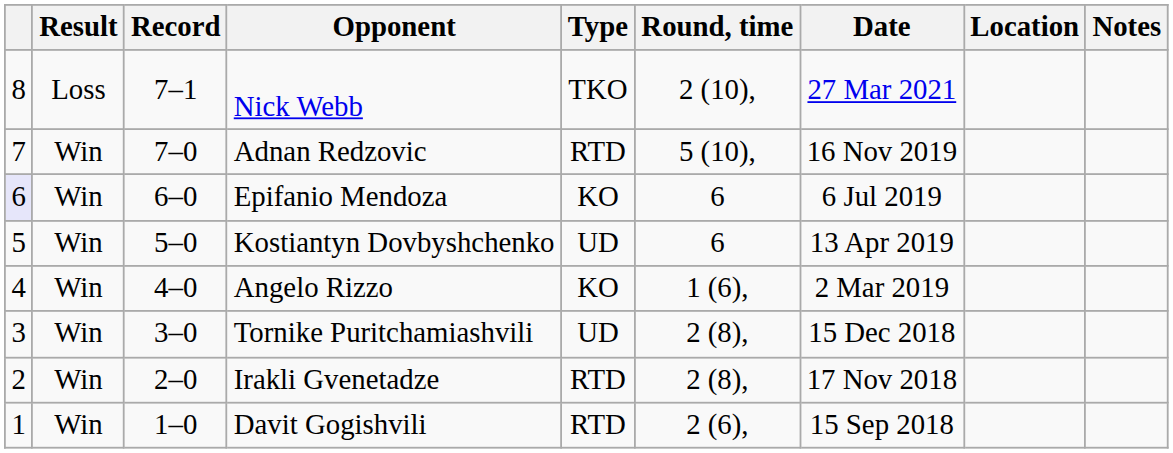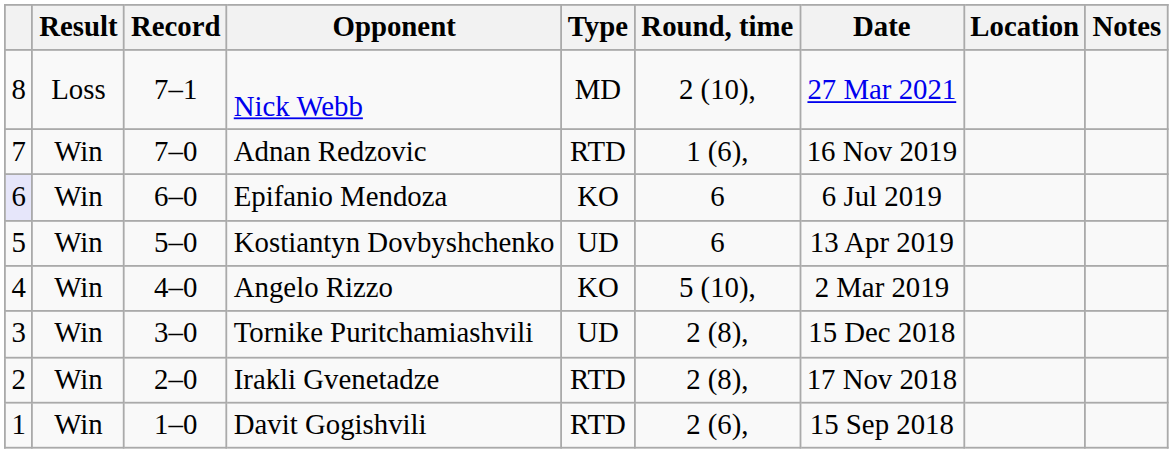(598, 89) TKO -> (598, 89) MD
(717, 151) 5 (10), -> (717, 151) 1 (6),
(717, 288) 1 (6), -> (717, 288) 5 (10),
